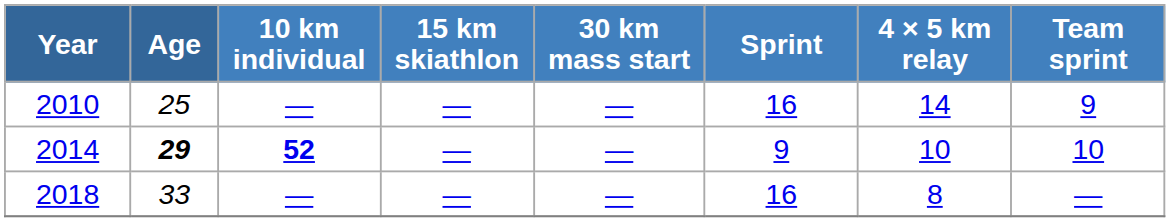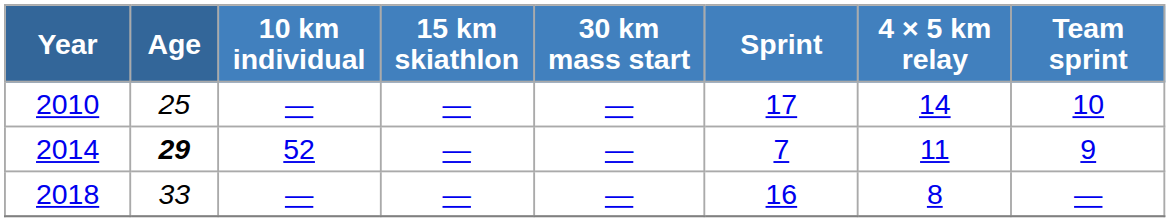(781, 104) 16 -> (781, 104) 17
(1088, 104) 9 -> (1088, 104) 10
(299, 149) bold -> (299, 149) normal
(781, 149) 9 -> (781, 149) 7
(935, 149) 10 -> (935, 149) 11
(1088, 149) 10 -> (1088, 149) 9
